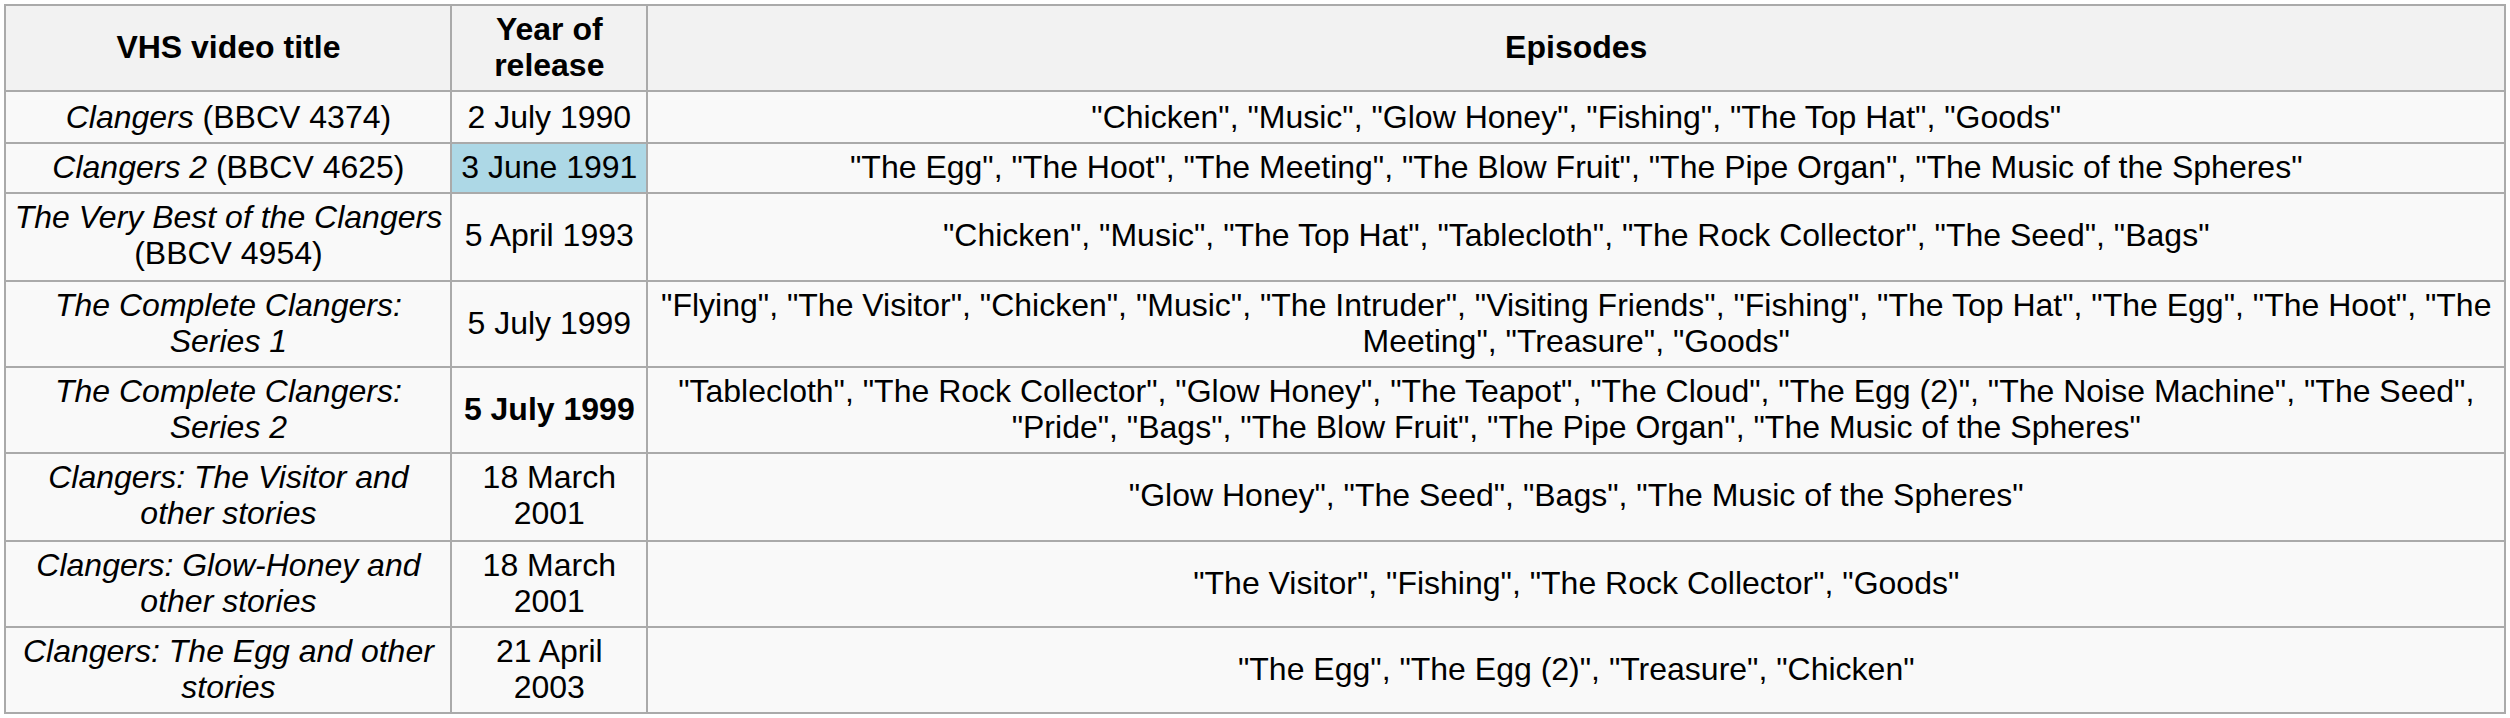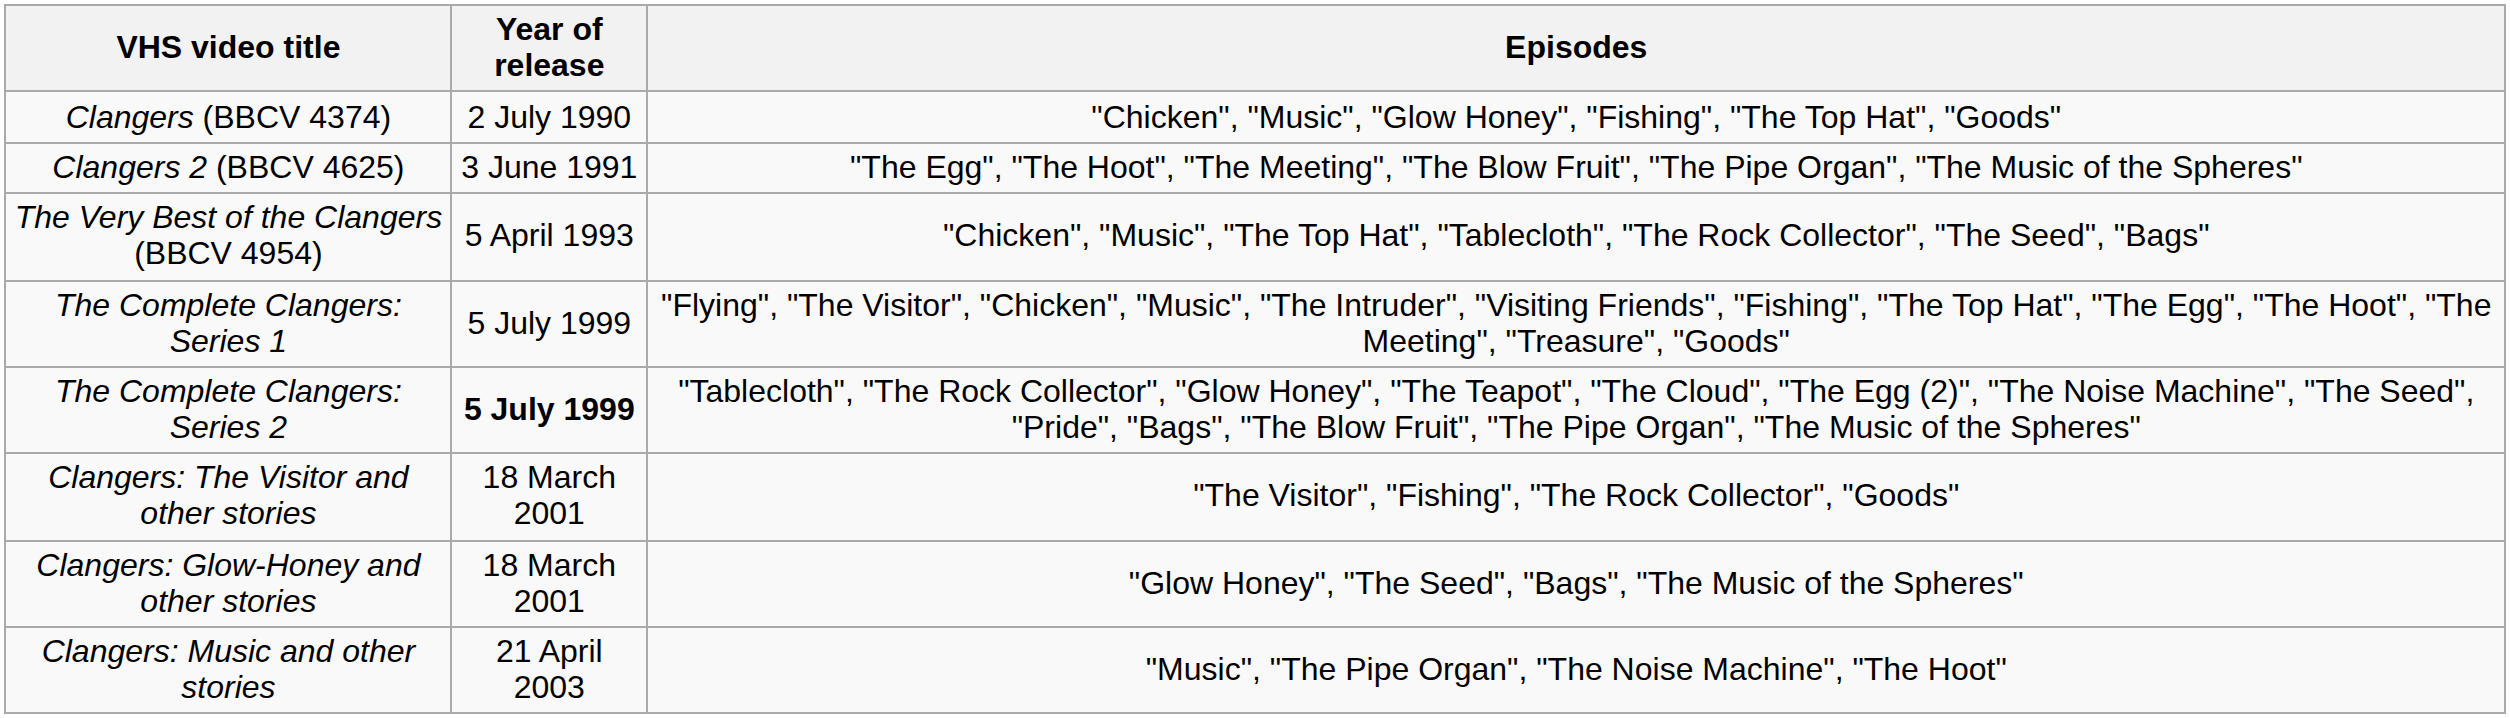(549, 167) lightblue background -> (549, 167) no background
(1576, 496) "Glow Honey", "The Seed", "Bags", "The Music of the Spheres" -> (1576, 496) "The Visitor", "Fishing", "The Rock Collector", "Goods"
(1576, 583) "The Visitor", "Fishing", "The Rock Collector", "Goods" -> (1576, 583) "Glow Honey", "The Seed", "Bags", "The Music of the Spheres"
+ row: (228, 669)
- row: (228, 669)
